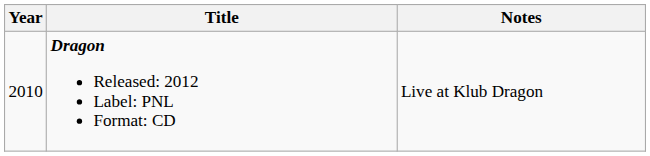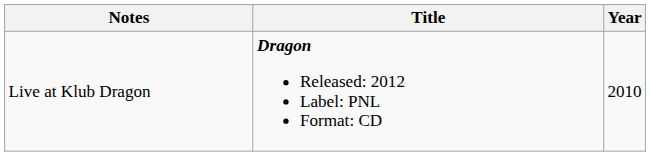columns swapped: (26, 18) <-> (521, 18)
